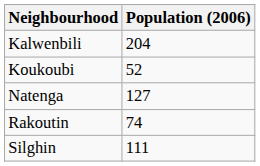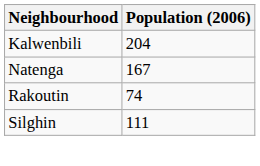- row: (41, 69)
(138, 95) 127 -> (138, 69) 167
